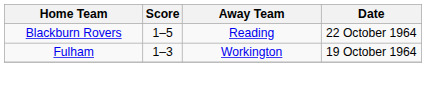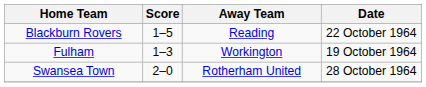+ row: (74, 71)
